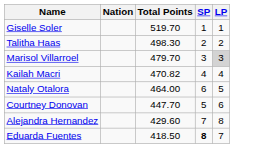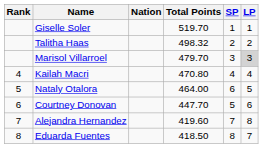+ column: (18, 12)
(165, 43) 498.30 -> (194, 43) 498.32
(165, 74) 470.82 -> (194, 74) 470.80
(165, 120) 429.60 -> (194, 120) 419.60
(204, 136) bold -> (232, 136) normal
